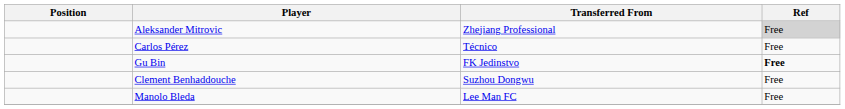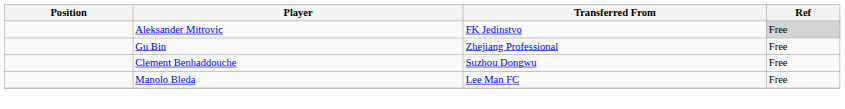(509, 29) Zhejiang Professional -> (494, 29) FK Jedinstvo
- row: (161, 46)
(491, 63) FK Jedinstvo -> (512, 46) Zhejiang Professional
(775, 63) bold -> (778, 46) normal
